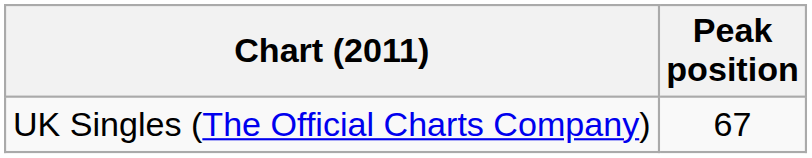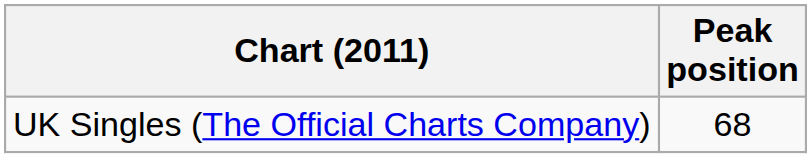(733, 123) 67 -> (733, 123) 68
